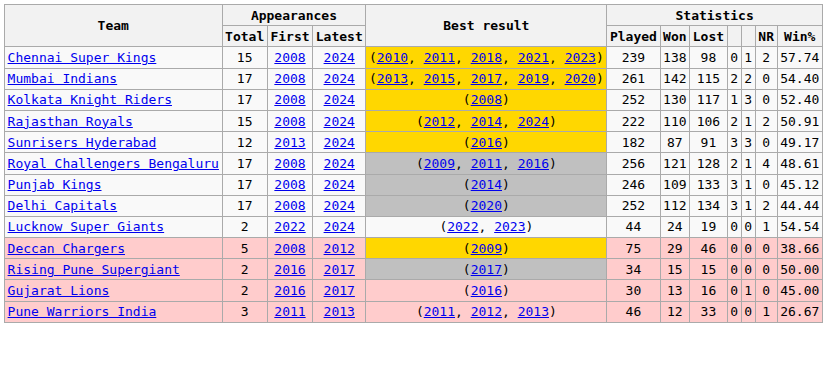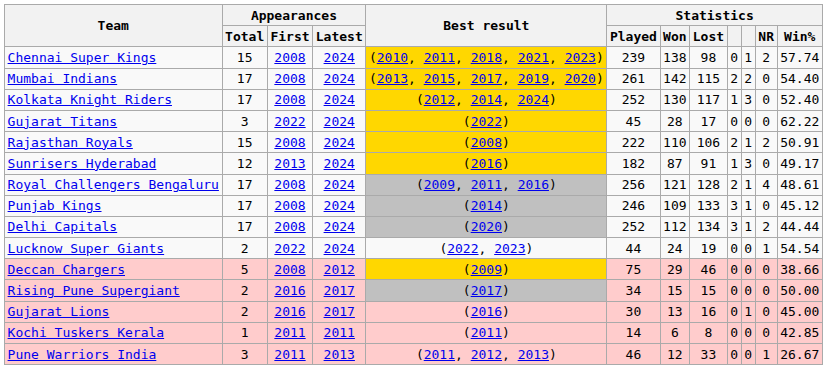(486, 100) (2008) -> (486, 100) (2012, 2014, 2024)
+ row: (62, 121)
(486, 121) (2012, 2014, 2024) -> (486, 142) (2008)
(734, 142) 3 -> (734, 163) 1
+ row: (86, 333)
